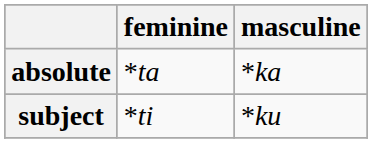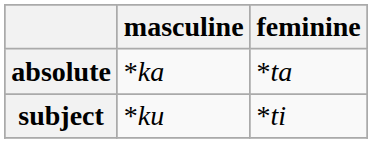columns swapped: (301, 26) <-> (176, 26)
